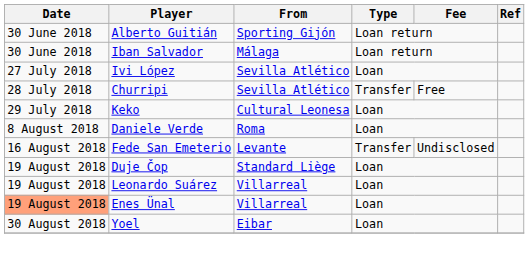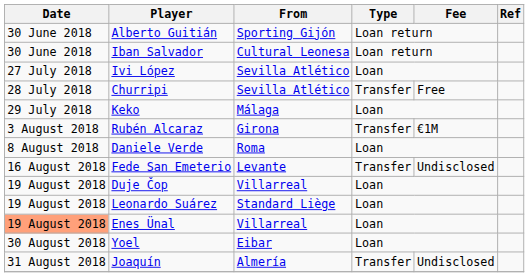(258, 52) Málaga -> (293, 52) Cultural Leonesa
(293, 109) Cultural Leonesa -> (258, 109) Málaga
+ row: (157, 128)
(286, 167) Standard Liège -> (272, 186) Villarreal
(272, 186) Villarreal -> (286, 205) Standard Liège
+ row: (136, 262)
